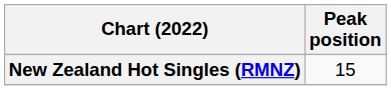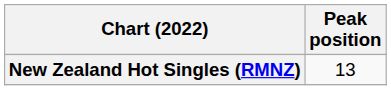(345, 69) 15 -> (345, 69) 13
